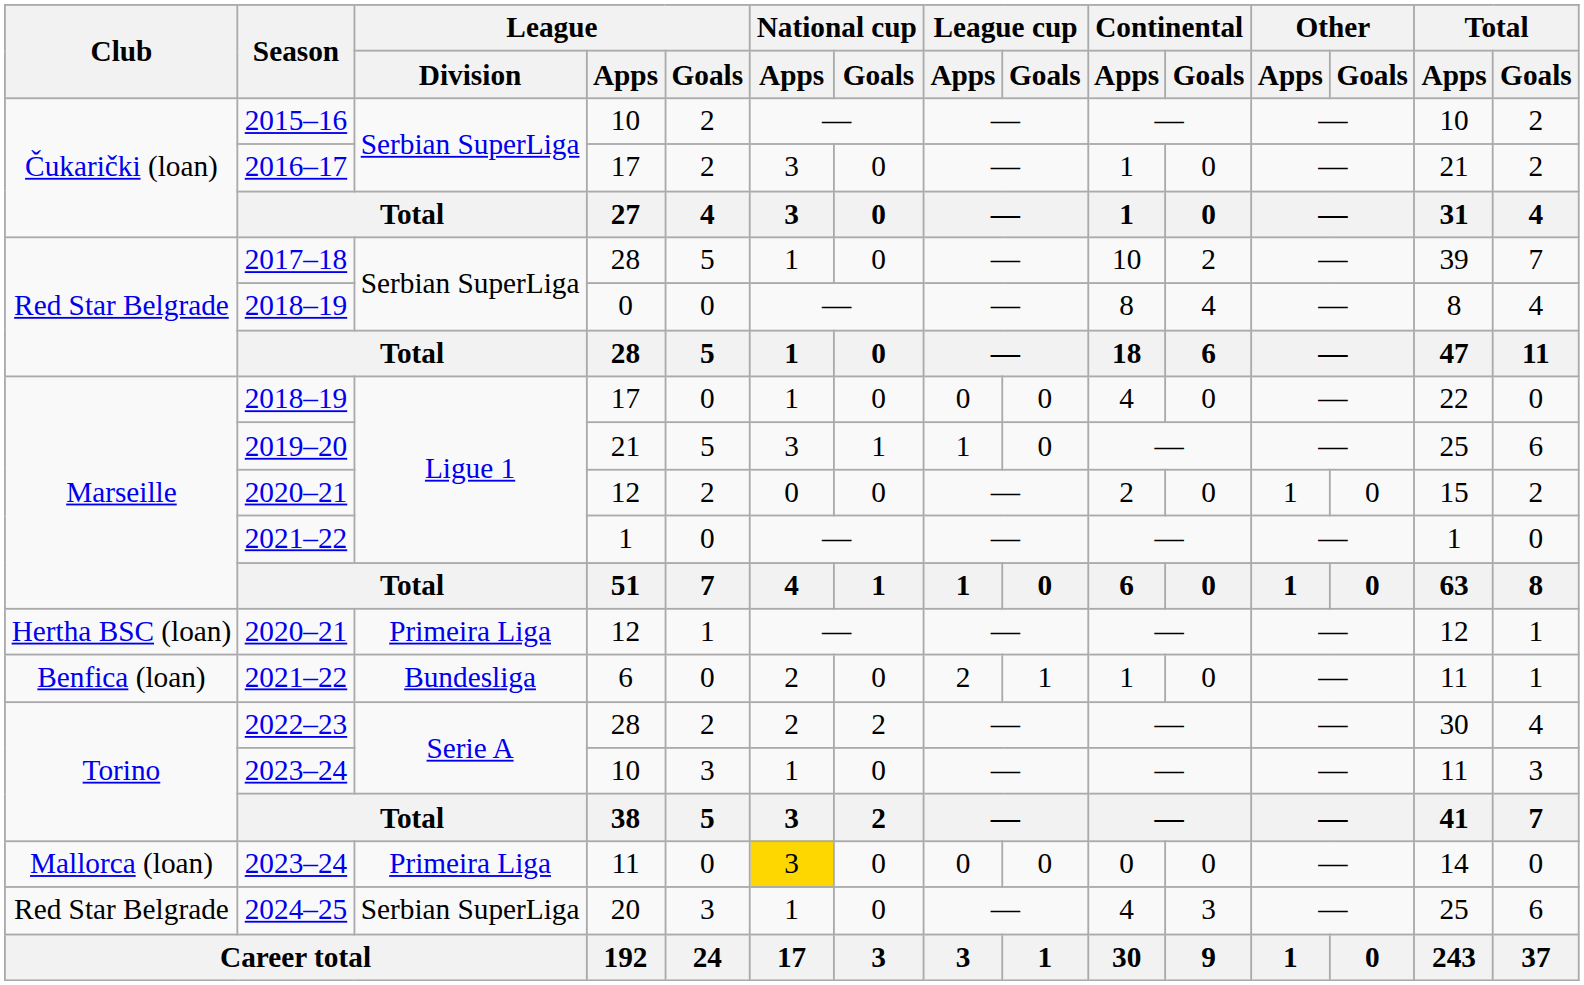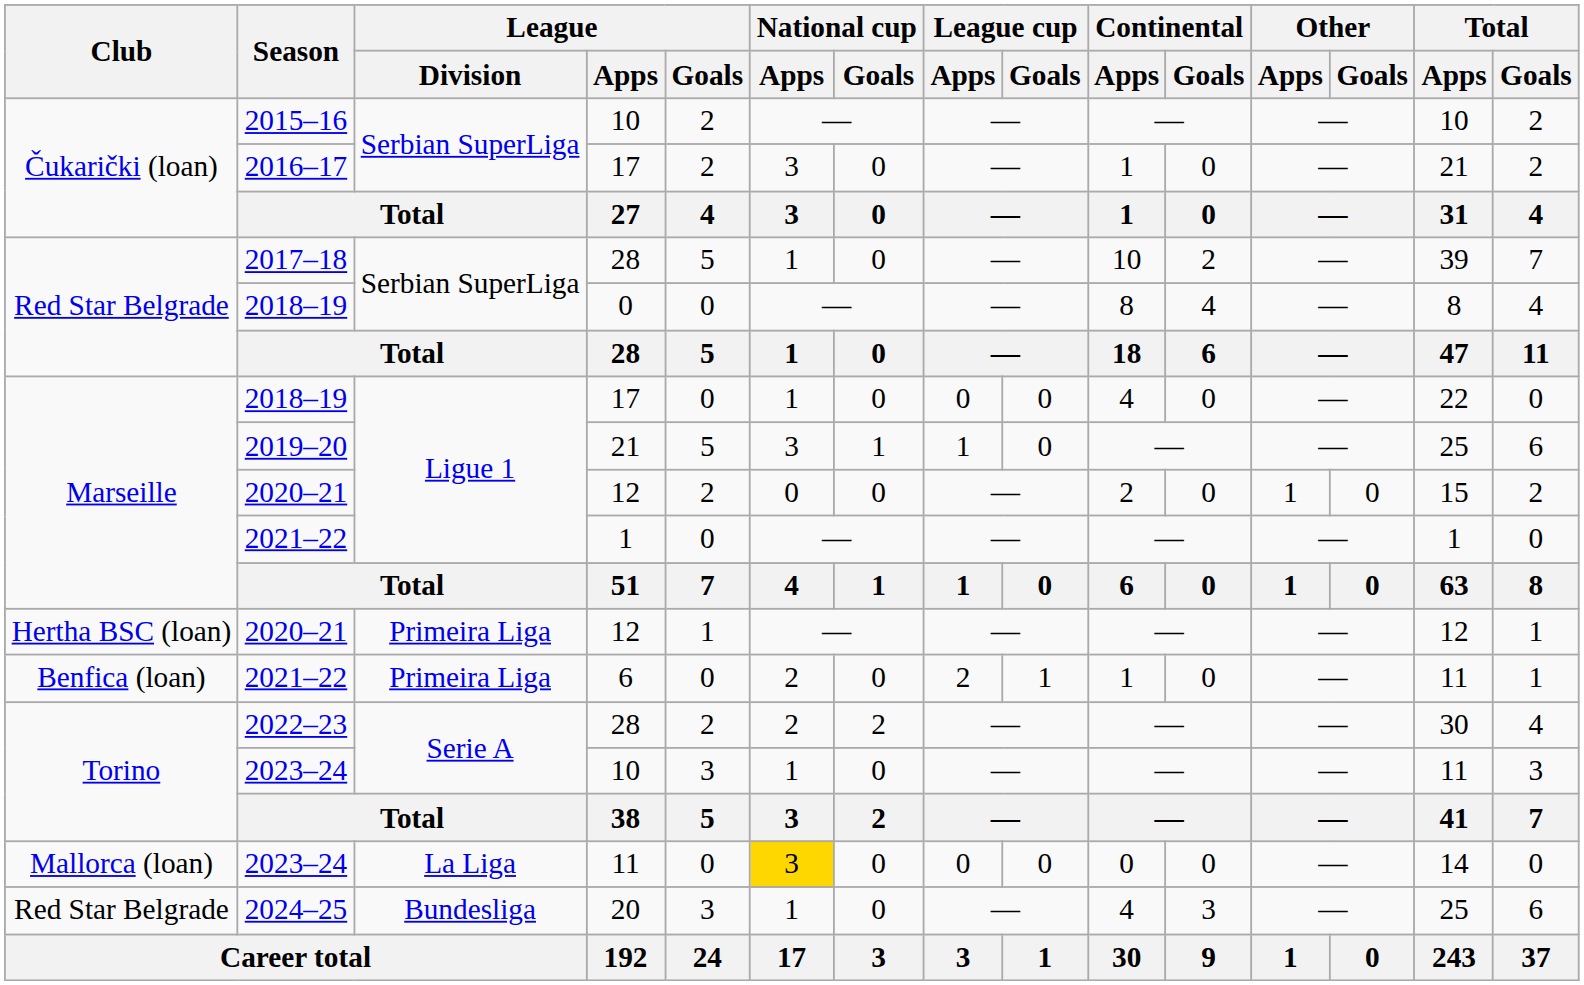(470, 677) Bundesliga -> (470, 677) Primeira Liga
(470, 863) Primeira Liga -> (470, 863) La Liga
(470, 910) Serbian SuperLiga -> (470, 910) Bundesliga
